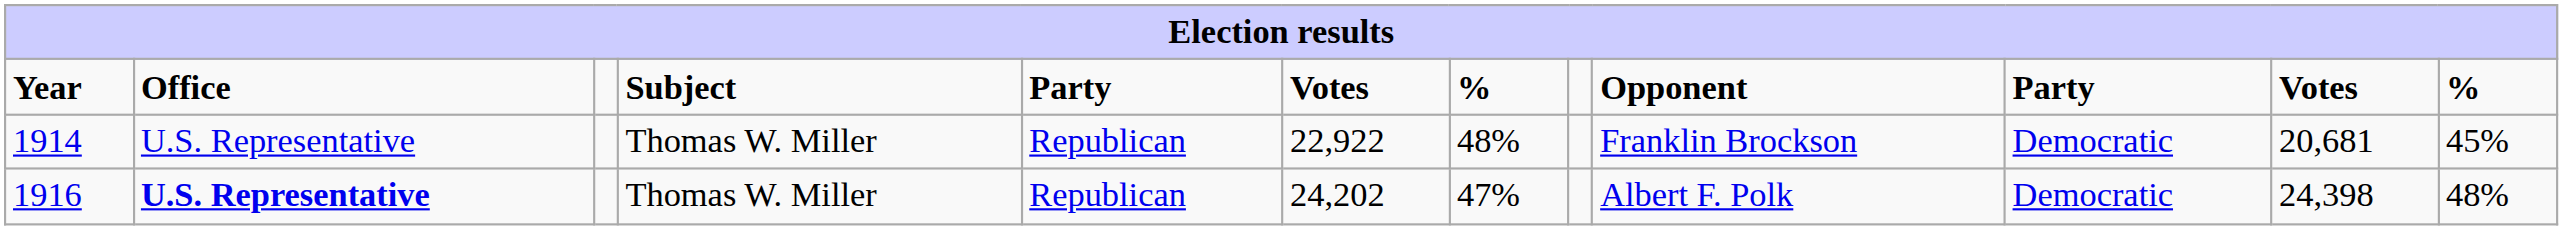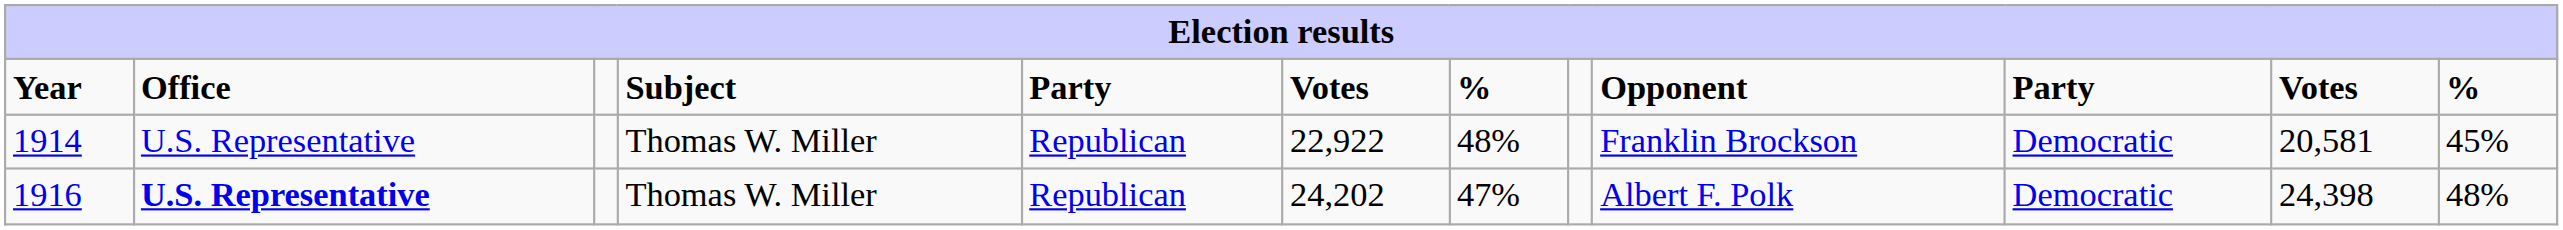(2326, 140) 20,681 -> (2326, 140) 20,581
